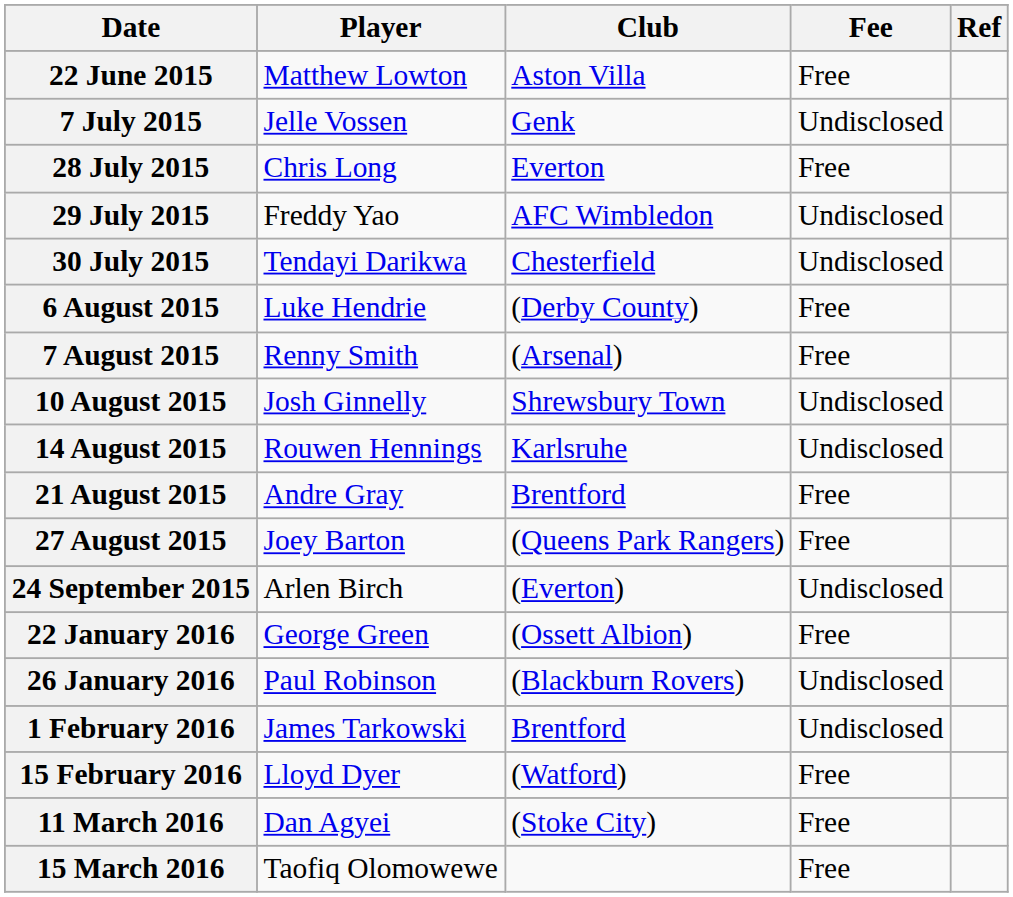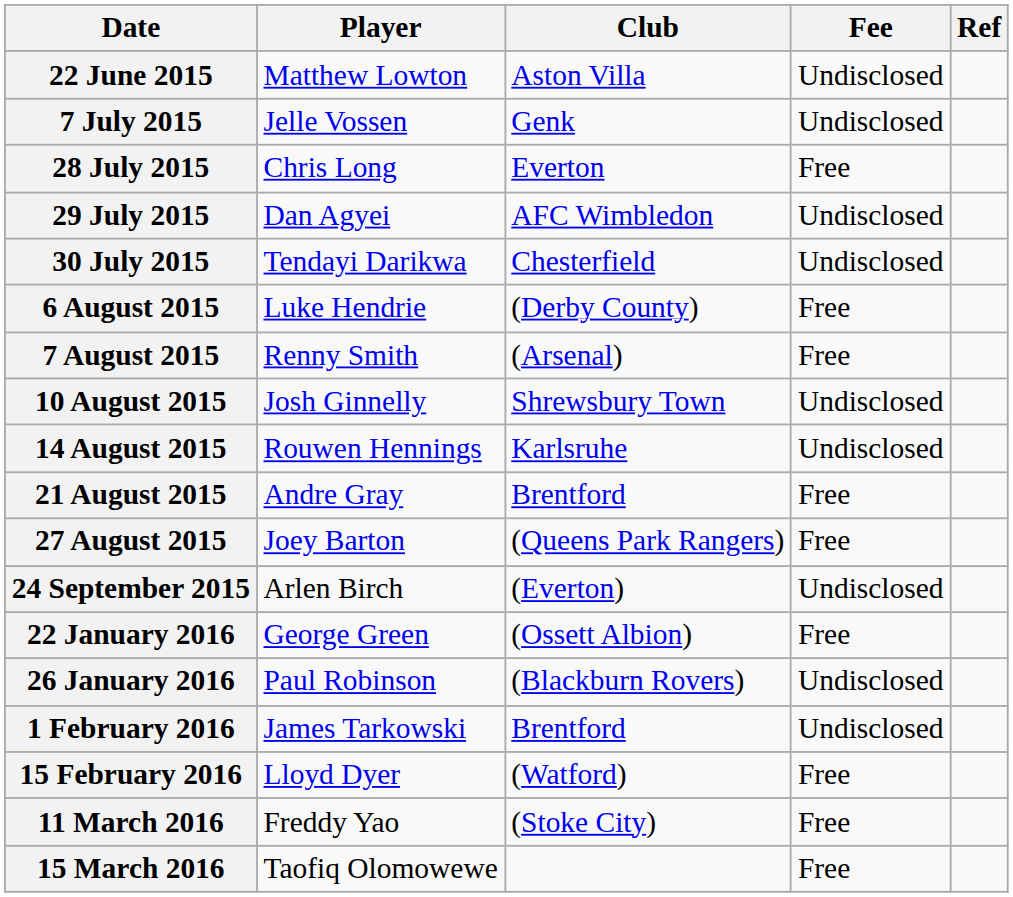(824, 74) Free -> (871, 74) Undisclosed
(331, 214) Freddy Yao -> (327, 214) Dan Agyei
(327, 821) Dan Agyei -> (331, 821) Freddy Yao
